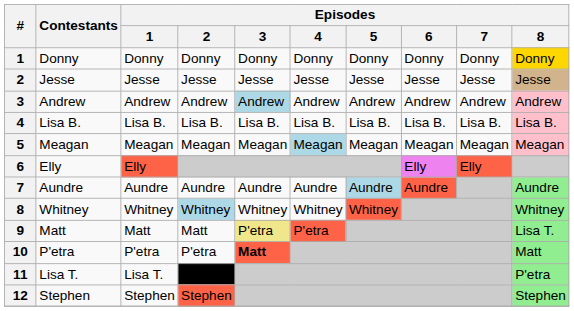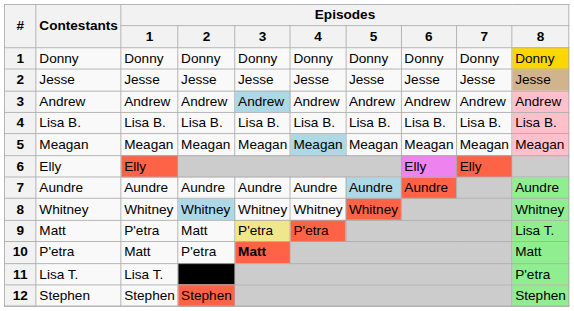(137, 230) Matt -> (142, 230) P'etra
(142, 252) P'etra -> (137, 252) Matt
